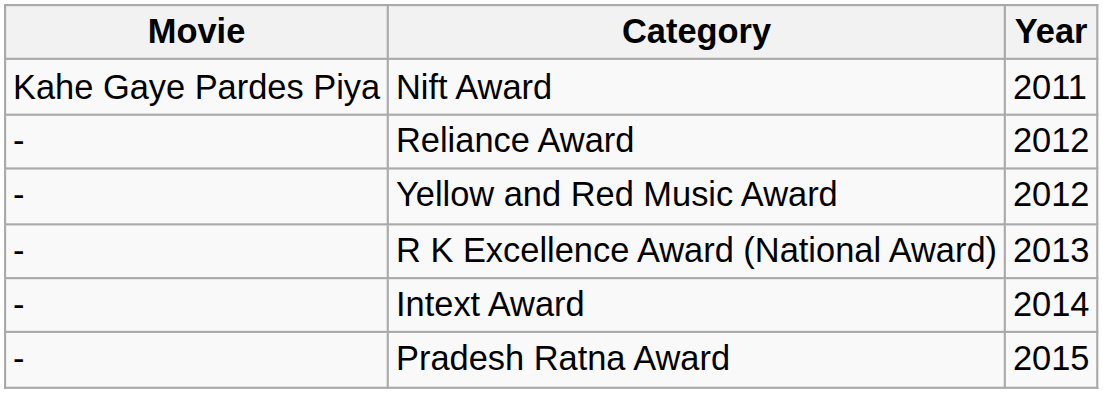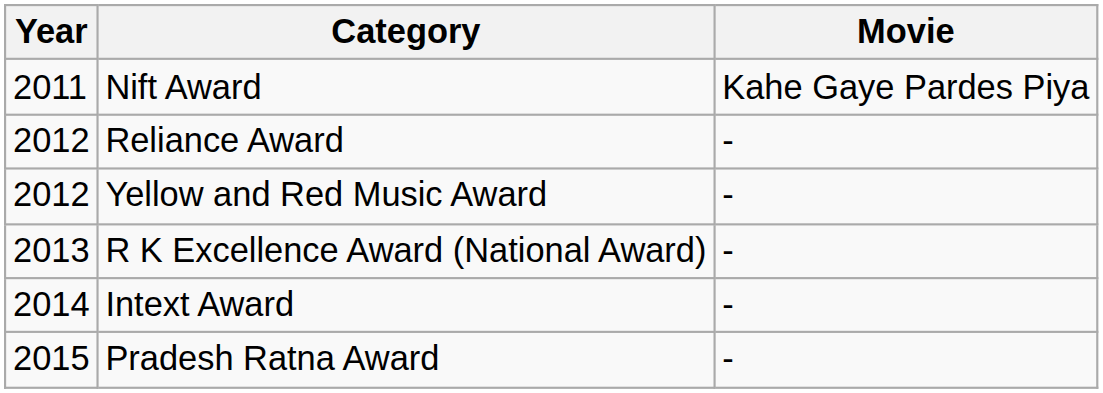columns swapped: (1051, 31) <-> (197, 31)
